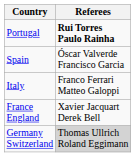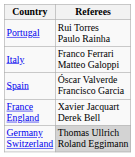(86, 33) bold -> (84, 33) normal
rows swapped: (18, 59) <-> (15, 86)
